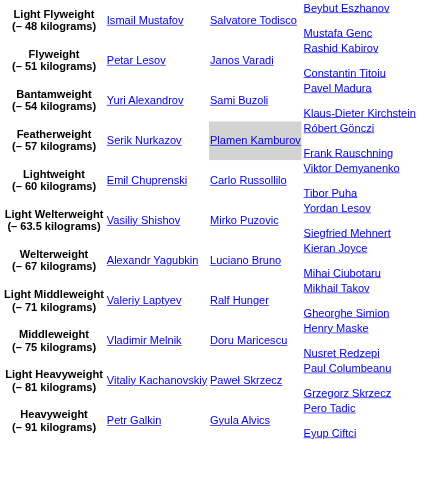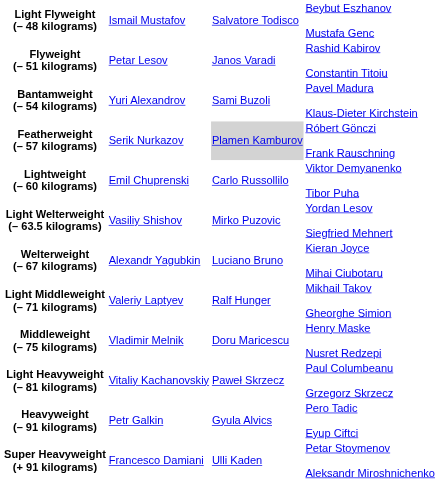+ row: (55, 461)
